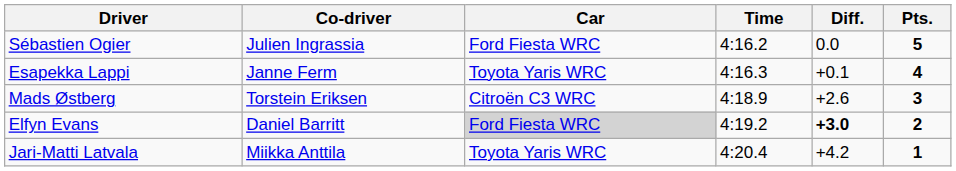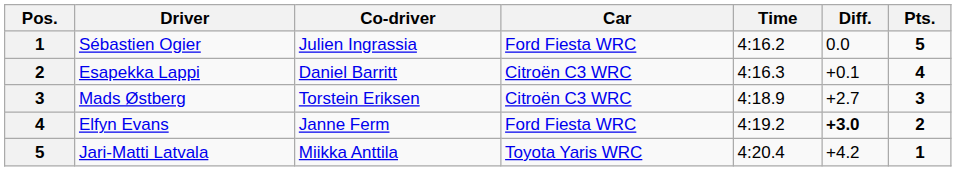+ column: (40, 18)
(292, 71) Janne Ferm -> (348, 71) Daniel Barritt
(538, 71) Toyota Yaris WRC -> (568, 71) Citroën C3 WRC
(832, 98) +2.6 -> (843, 98) +2.7
(295, 125) Daniel Barritt -> (344, 125) Janne Ferm
(535, 125) lightgrey background -> (571, 125) no background
